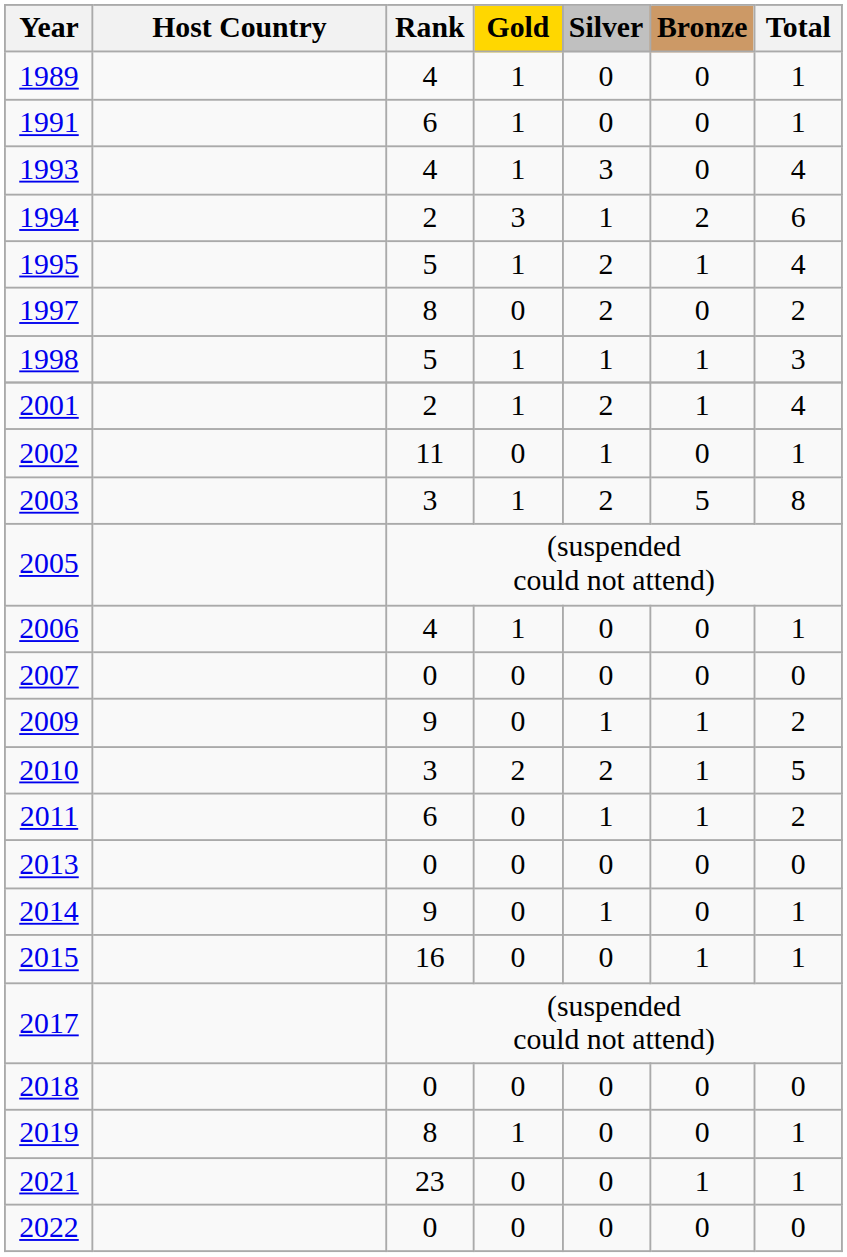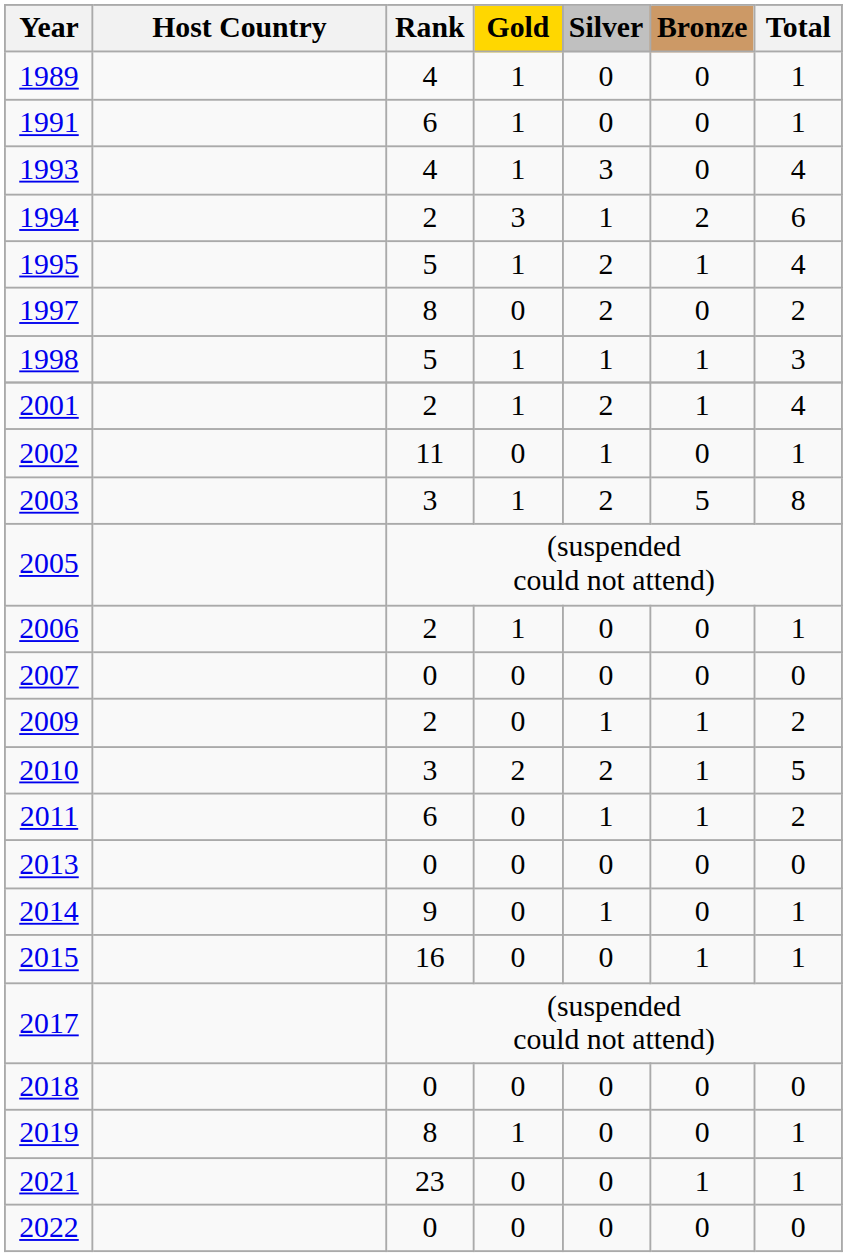(430, 627) 4 -> (430, 627) 2
(430, 722) 9 -> (430, 722) 2
